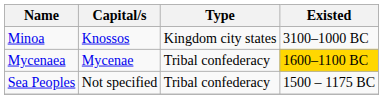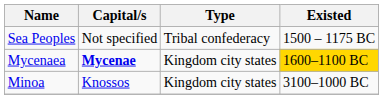rows swapped: (26, 37) <-> (42, 82)
(108, 60) normal -> (109, 60) bold
(217, 60) Tribal confederacy -> (220, 60) Kingdom city states
